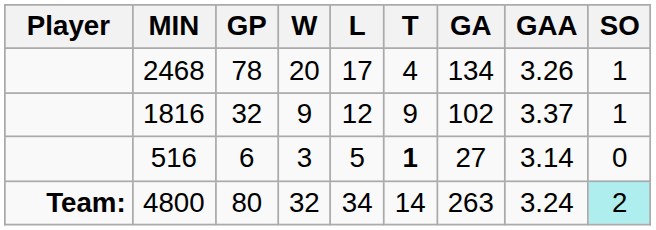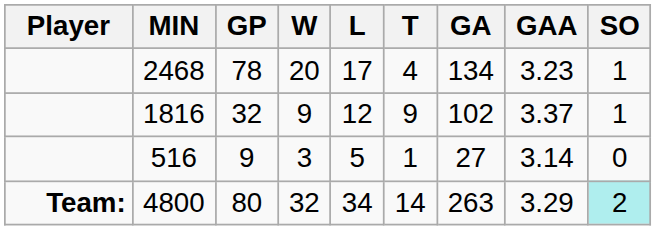(547, 70) 3.26 -> (547, 70) 3.23
(247, 158) 6 -> (247, 158) 9
(410, 158) bold -> (410, 158) normal
(547, 202) 3.24 -> (547, 202) 3.29
